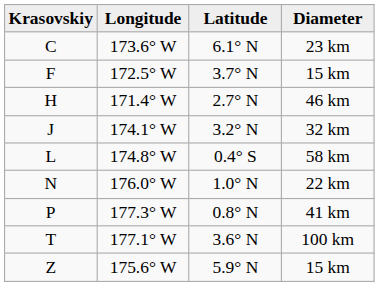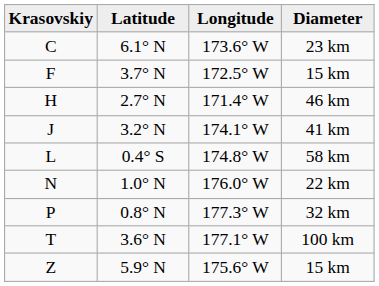columns swapped: (235, 18) <-> (143, 18)
(328, 128) 32 km -> (328, 128) 41 km
(328, 211) 41 km -> (328, 211) 32 km
